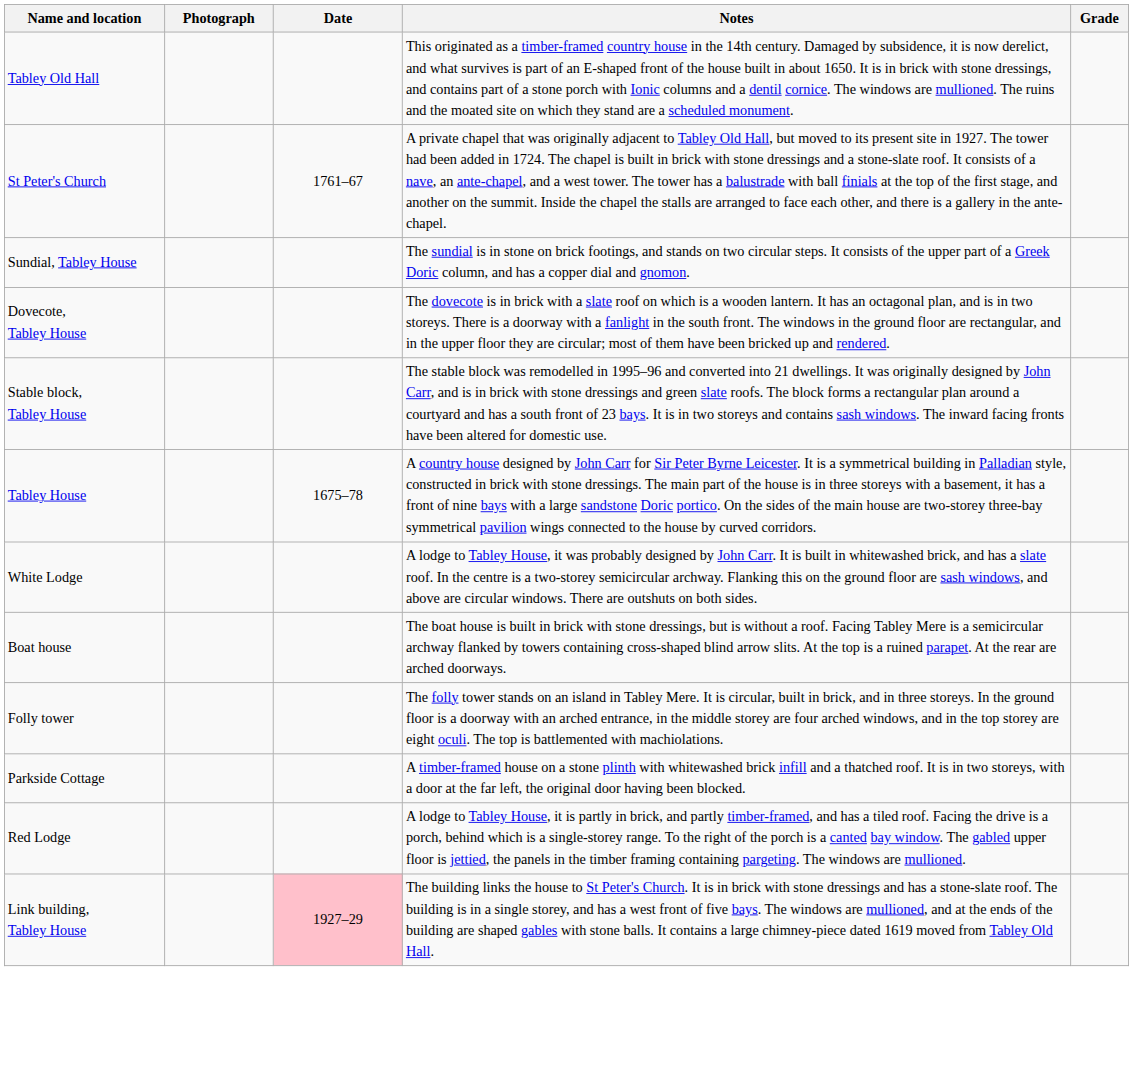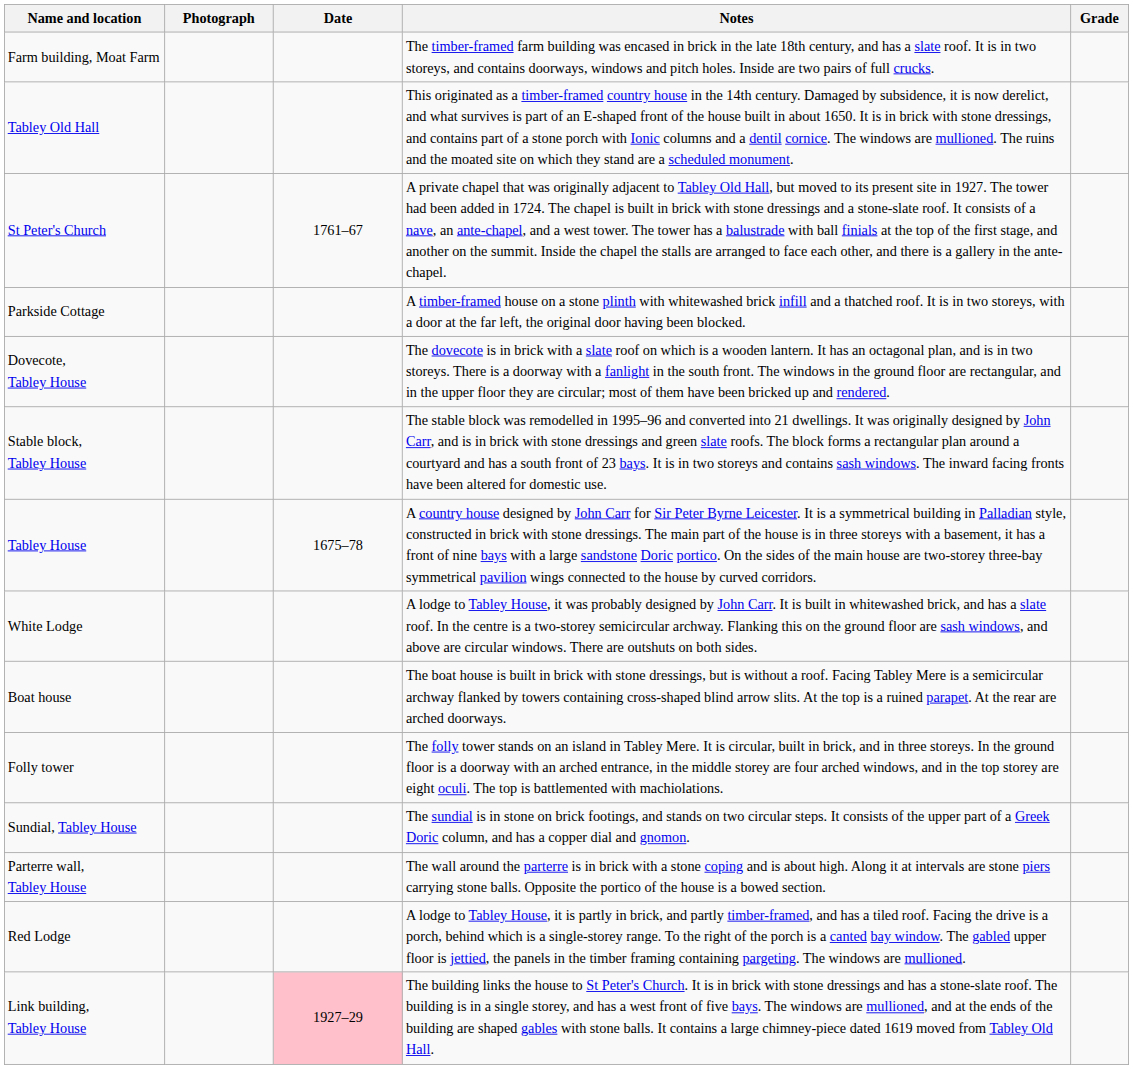+ row: (84, 57)
rows swapped: (56, 778) <-> (72, 262)
+ row: (47, 876)
